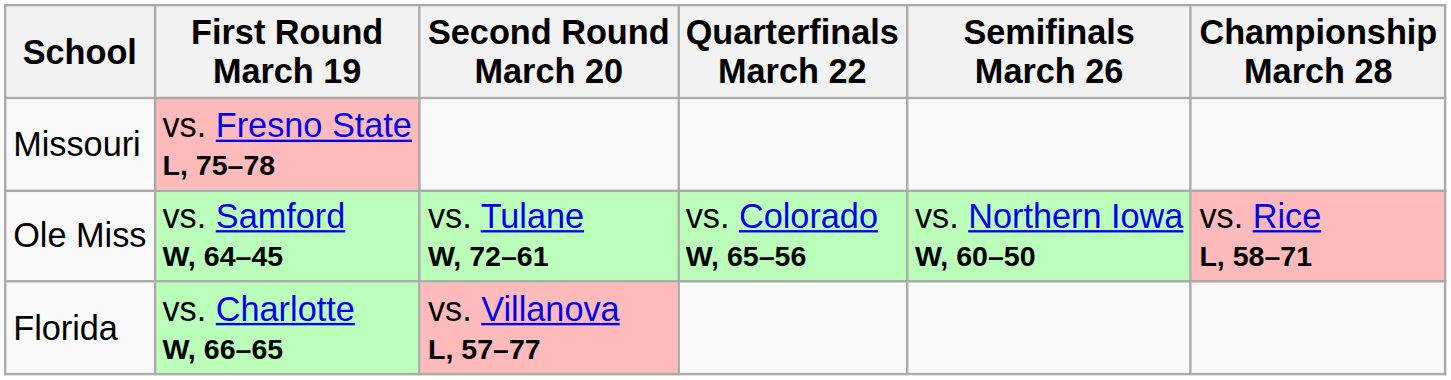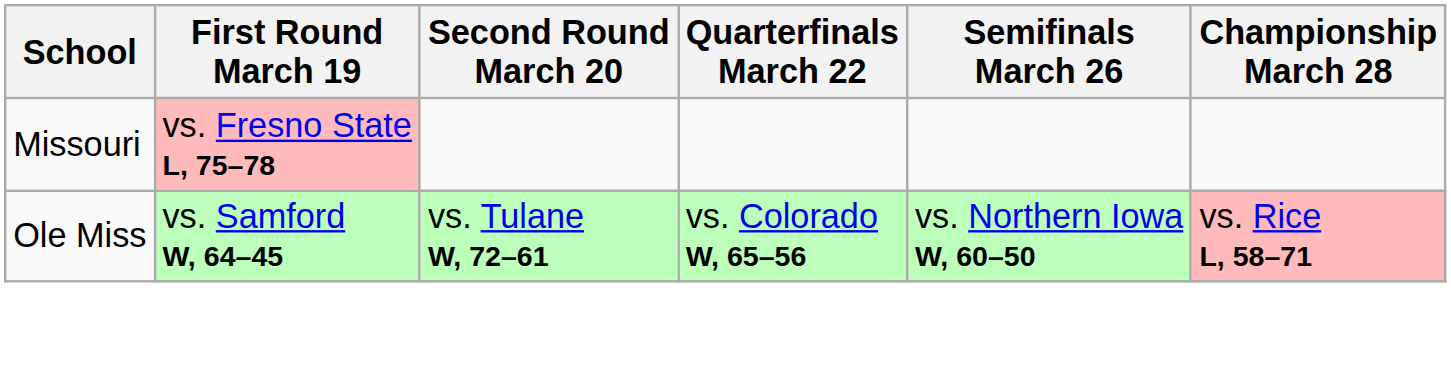- row: (66, 328)
